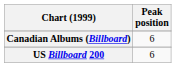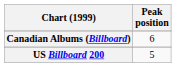(152, 54) 6 -> (152, 54) 5
